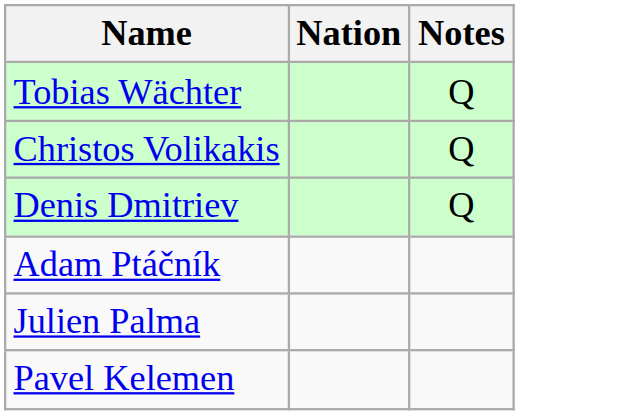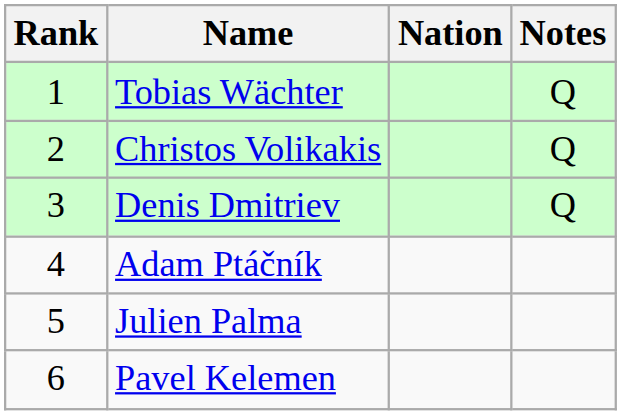+ column: (56, 33)
